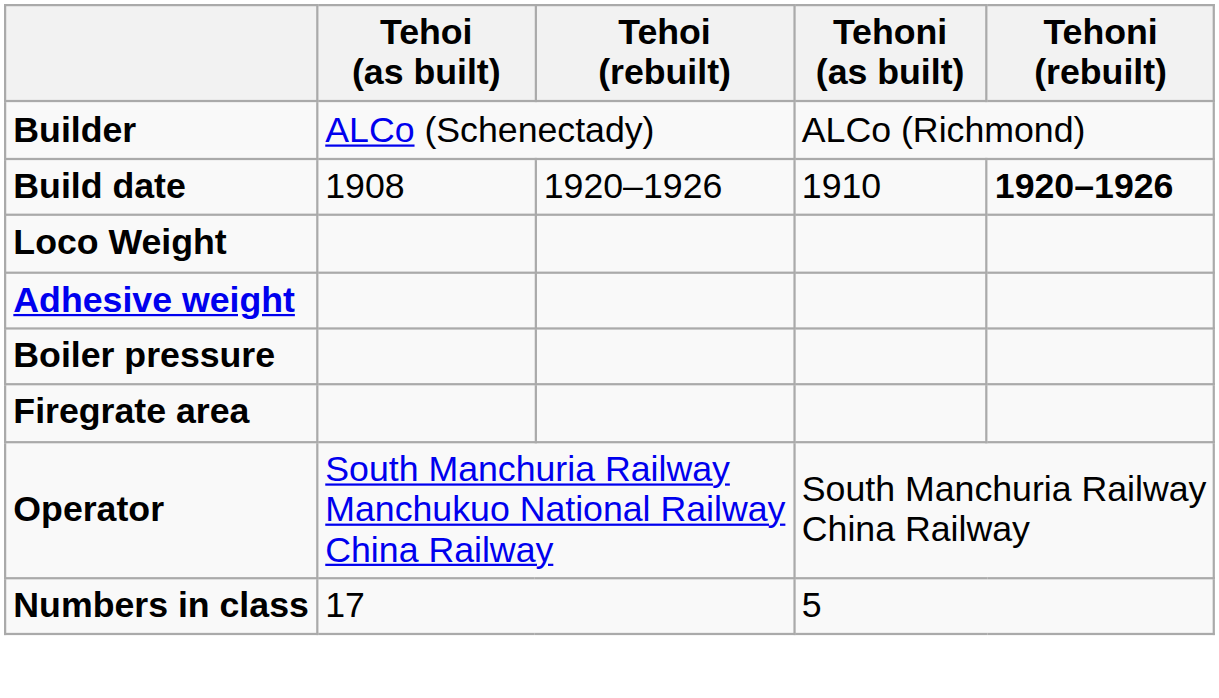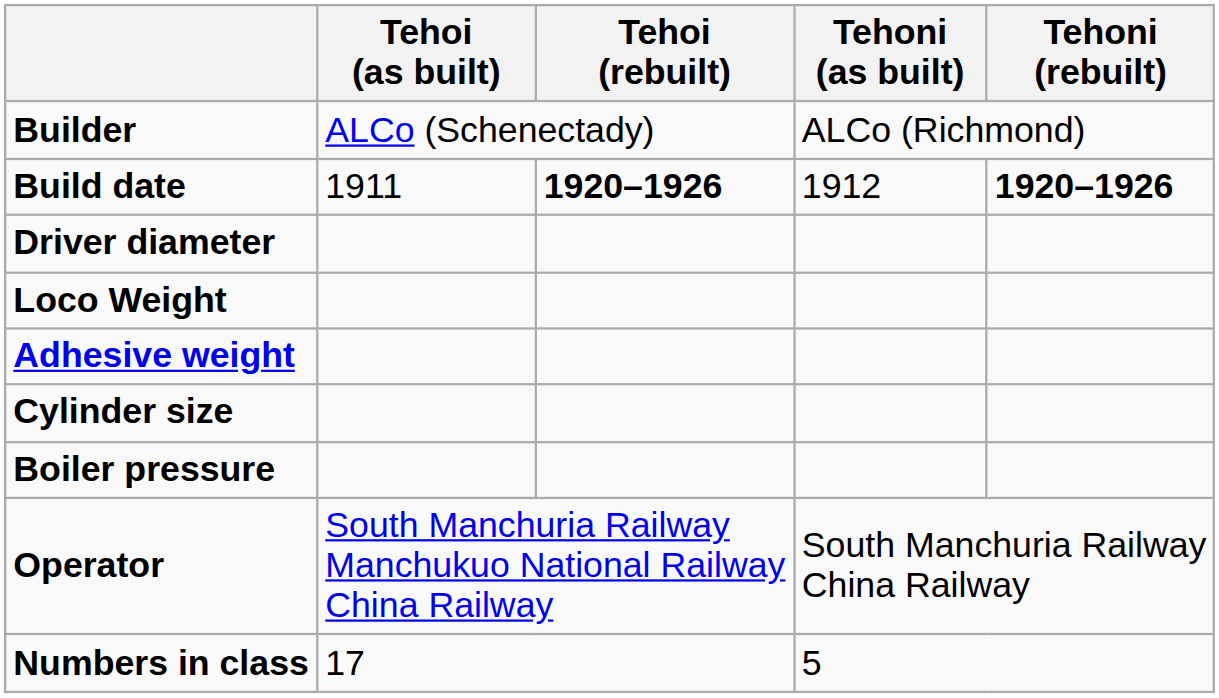(365, 186) 1908 -> (364, 186) 1911
(633, 186) normal -> (633, 186) bold
(842, 186) 1910 -> (842, 186) 1912
+ row: (144, 242)
+ row: (123, 412)
- row: (131, 412)
